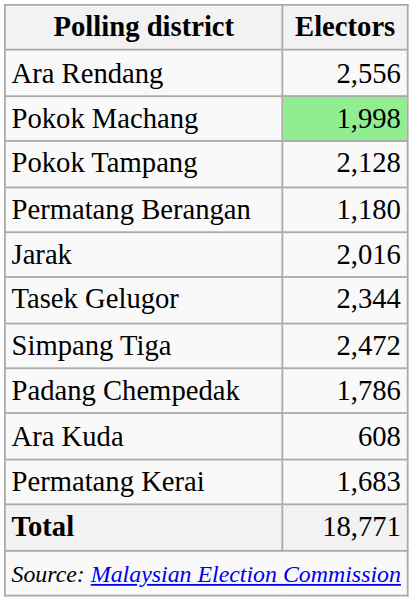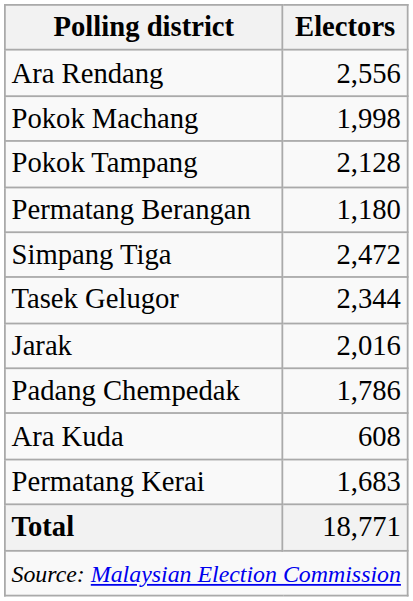(369, 118) lightgreen background -> (369, 118) no background
rows swapped: (91, 345) <-> (42, 254)
